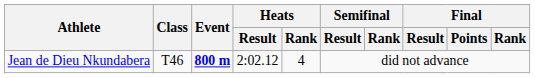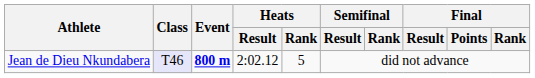(172, 61) no background -> (172, 61) lavender background
(301, 61) 4 -> (301, 61) 5
